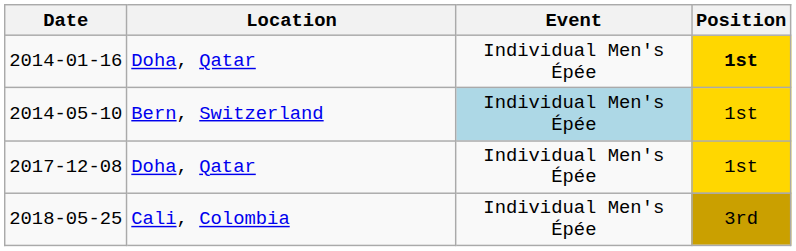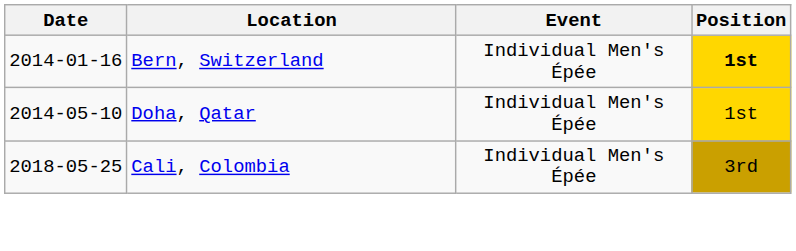(194, 62) Doha, Qatar -> (227, 62) Bern, Switzerland
(227, 114) Bern, Switzerland -> (194, 114) Doha, Qatar
(574, 114) lightblue background -> (574, 114) no background
- row: (66, 167)
